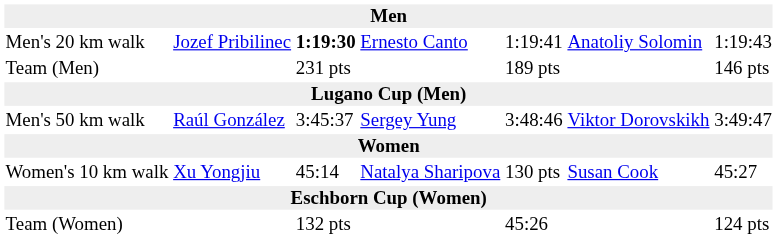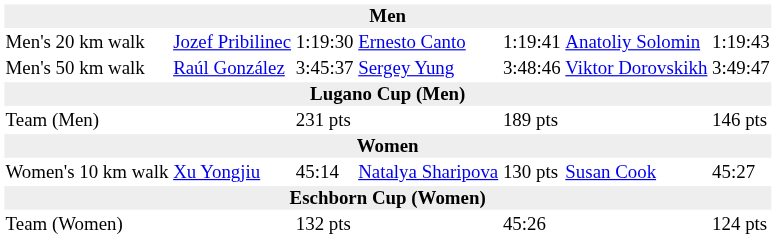(326, 42) bold -> (325, 42) normal
rows swapped: (75, 119) <-> (52, 67)
